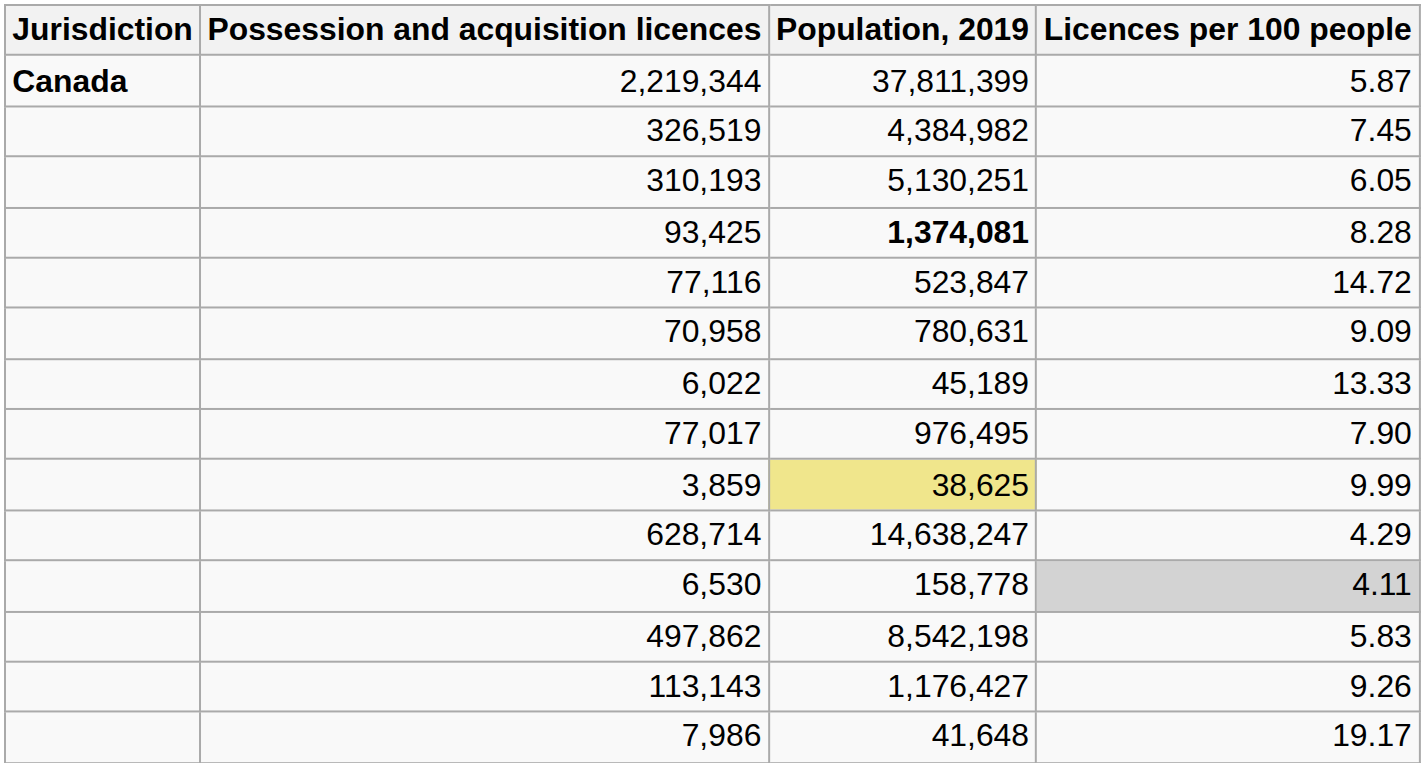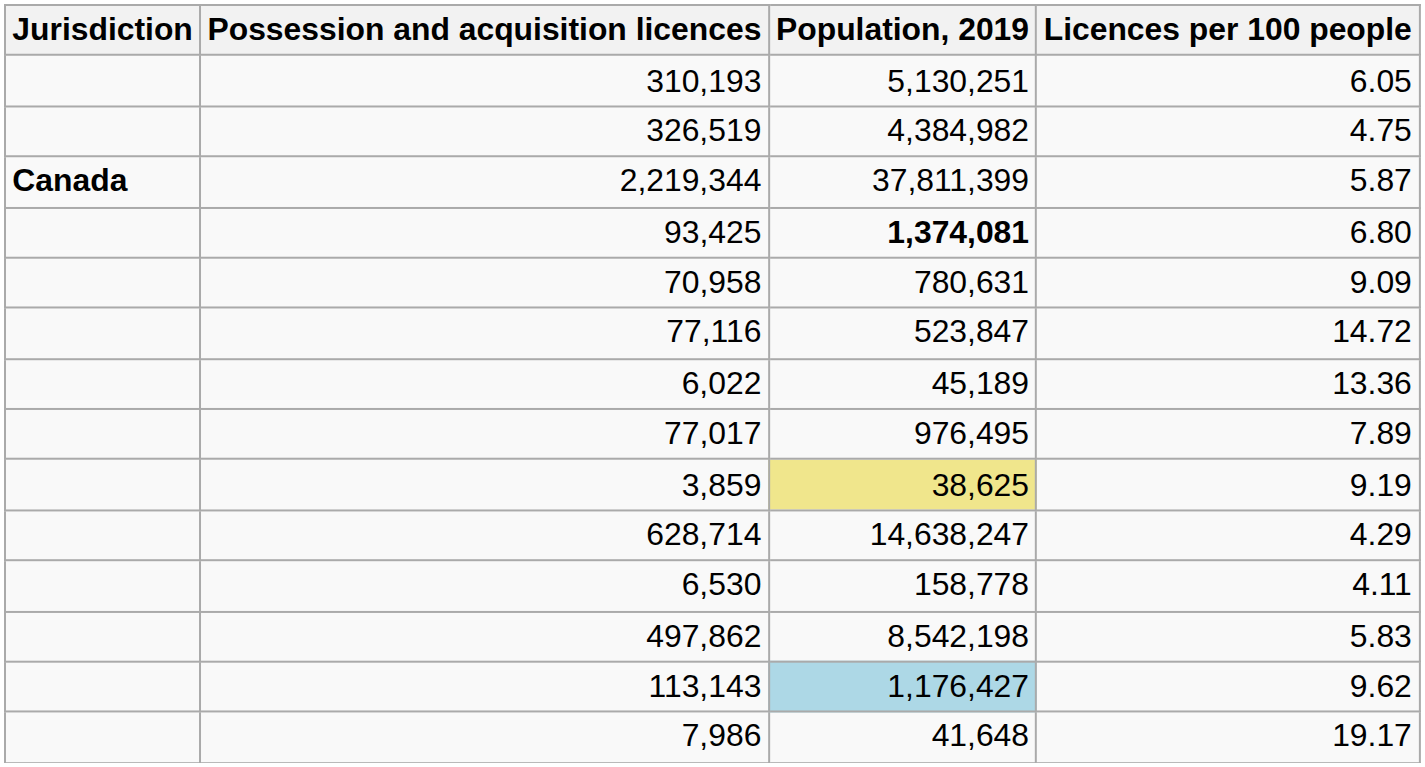rows swapped: (691, 80) <-> (704, 181)
(1381, 130) 7.45 -> (1381, 130) 4.75
(1381, 231) 8.28 -> (1381, 231) 6.80
rows swapped: (713, 332) <-> (714, 282)
(1372, 383) 13.33 -> (1372, 383) 13.36
(1381, 433) 7.90 -> (1381, 433) 7.89
(1381, 484) 9.99 -> (1381, 484) 9.19
(1382, 585) lightgrey background -> (1382, 585) no background
(958, 686) no background -> (958, 686) lightblue background
(1381, 686) 9.26 -> (1381, 686) 9.62
